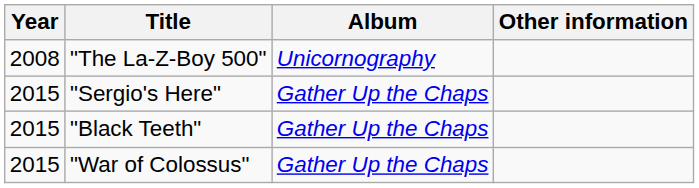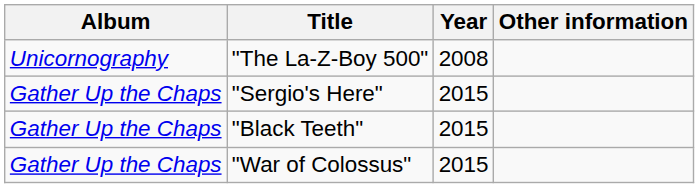columns swapped: (35, 22) <-> (383, 22)
